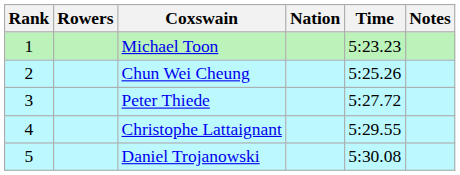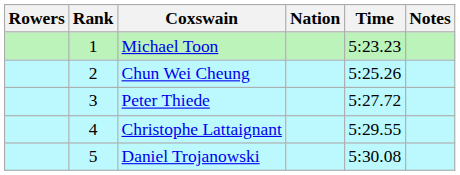columns swapped: (29, 18) <-> (85, 18)
